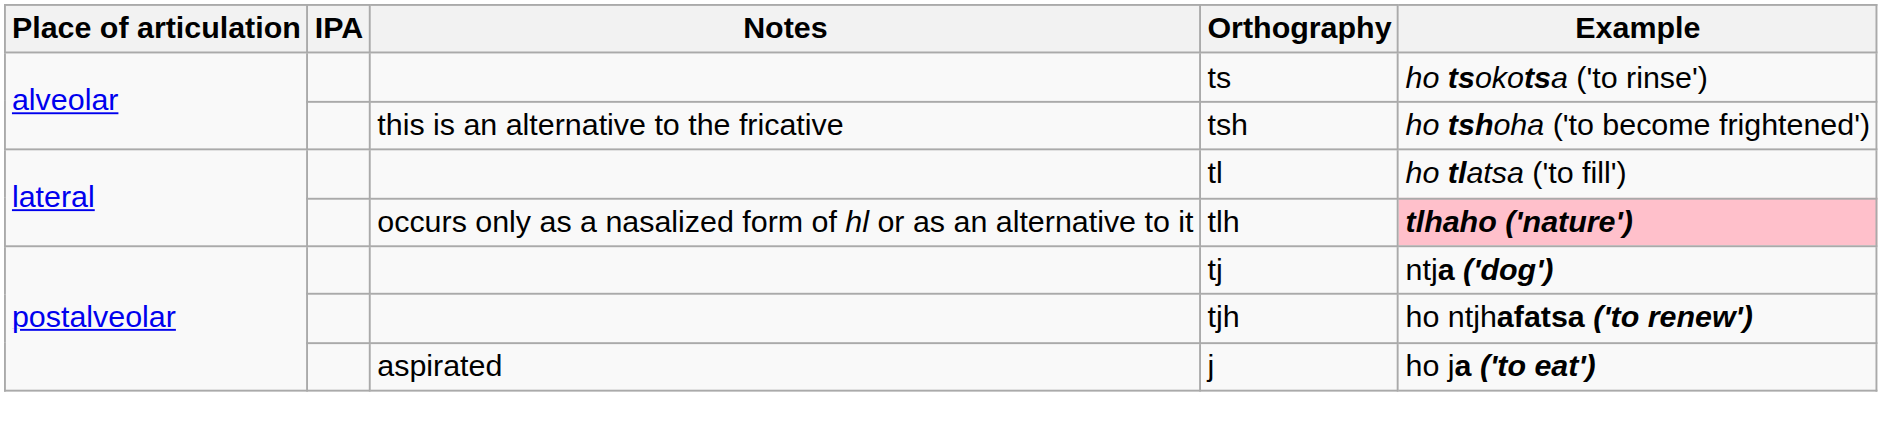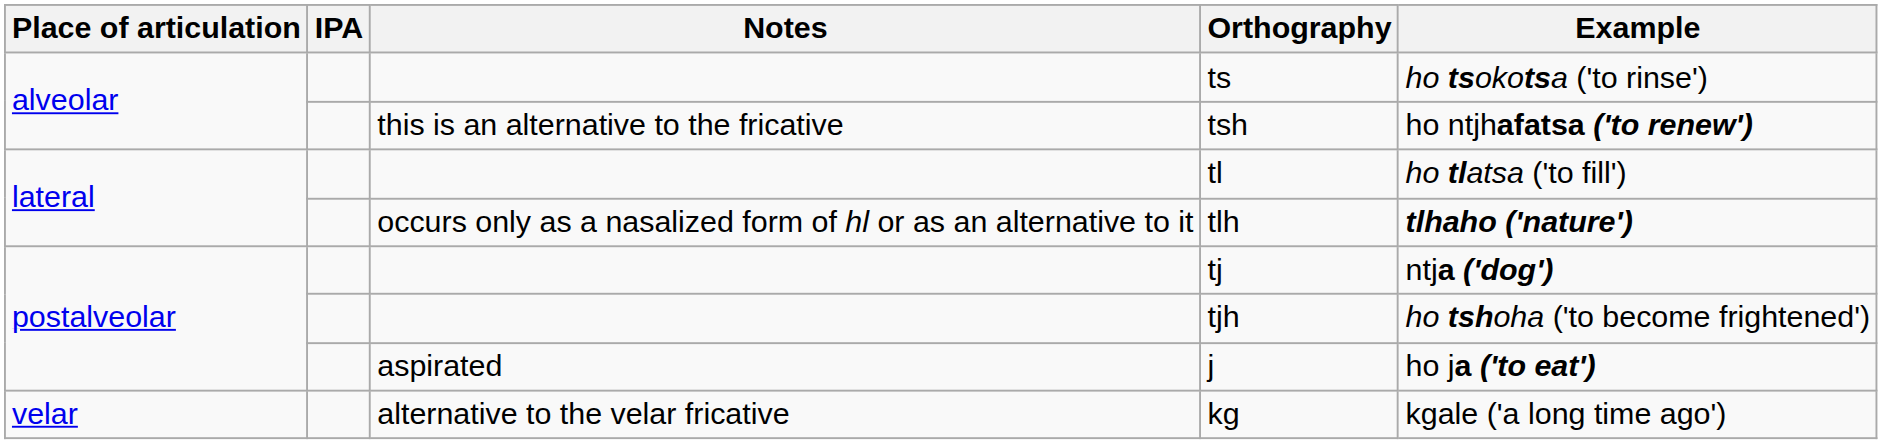(1638, 125) ho tshoha ('to become frightened') -> (1579, 125) ho ntjhafatsa ('to renew')
(1519, 221) pink background -> (1519, 221) no background
(1579, 317) ho ntjhafatsa ('to renew') -> (1638, 317) ho tshoha ('to become frightened')
+ row: (1224, 414)
